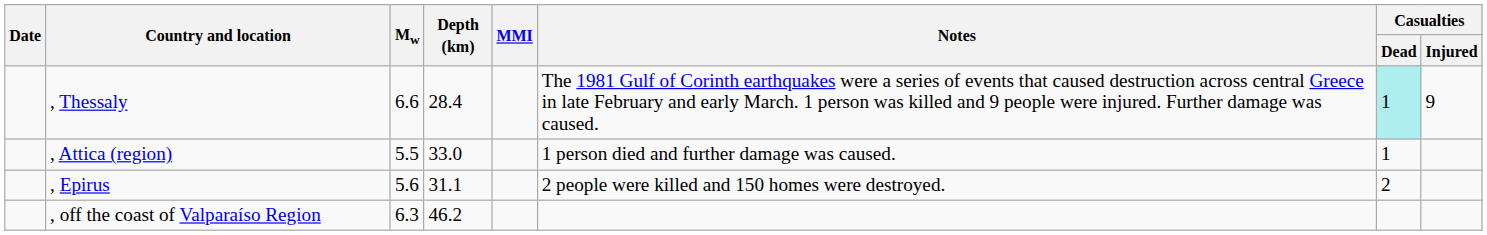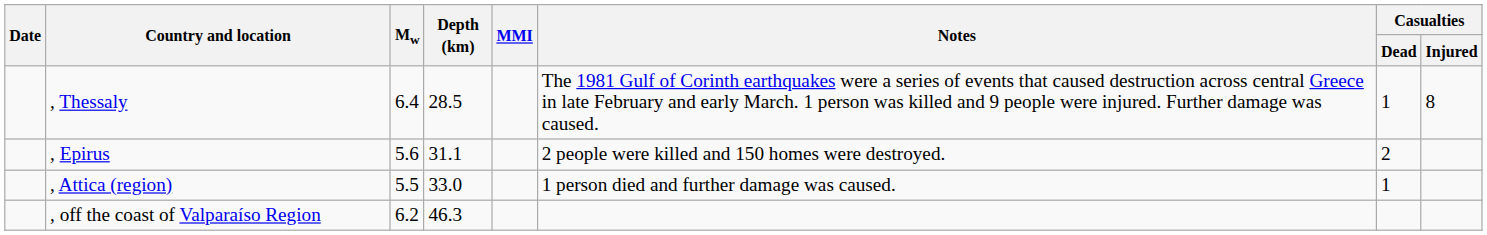(407, 102) 6.6 -> (407, 102) 6.4
(445, 102) 28.4 -> (445, 102) 28.5
(1386, 102) paleturquoise background -> (1386, 102) no background
(1430, 102) 9 -> (1430, 102) 8
rows swapped: (111, 154) <-> (80, 184)
(407, 215) 6.3 -> (407, 215) 6.2
(445, 215) 46.2 -> (445, 215) 46.3
